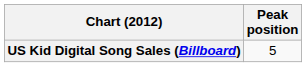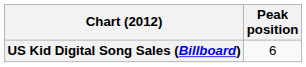(273, 51) 5 -> (273, 51) 6
